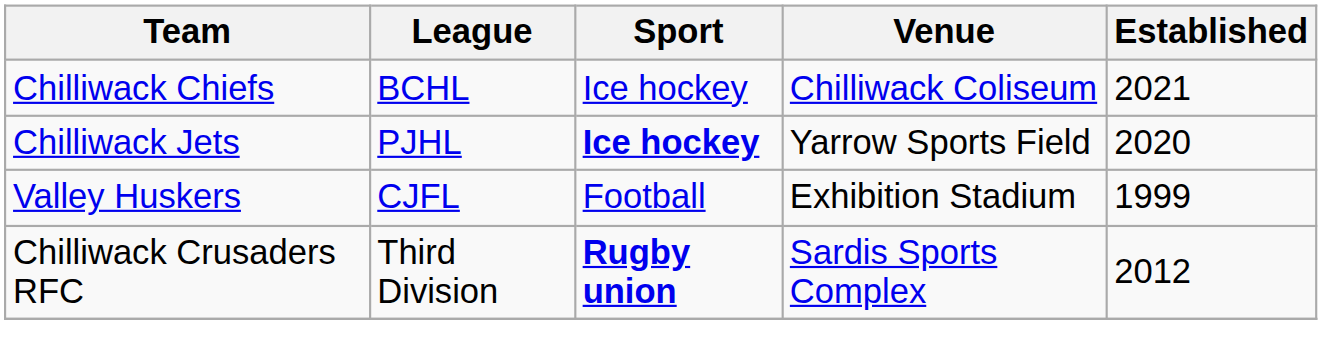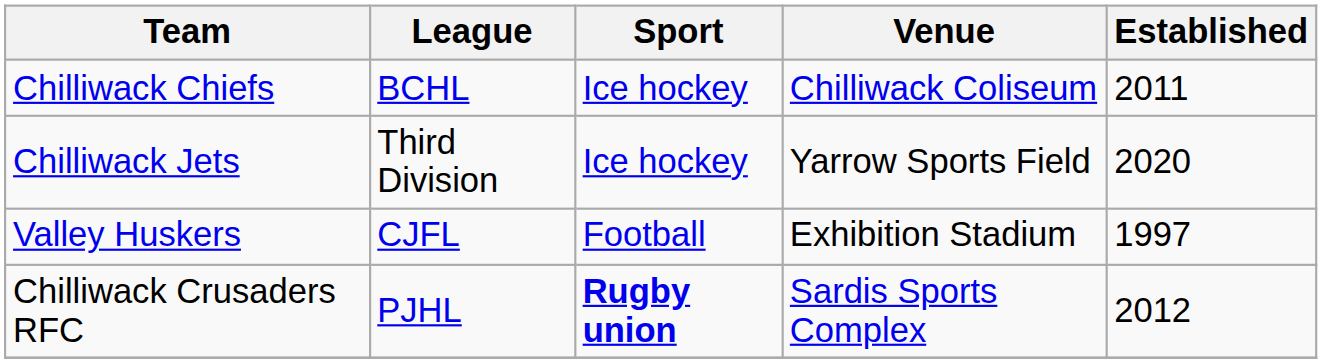(1153, 87) 2021 -> (1151, 87) 2011
(420, 142) PJHL -> (438, 161) Third Division
(671, 142) bold -> (665, 161) normal
(1153, 196) 1999 -> (1153, 235) 1997
(438, 271) Third Division -> (420, 310) PJHL
